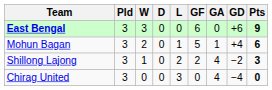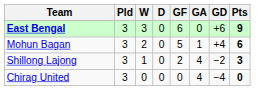- column: (179, 12)
